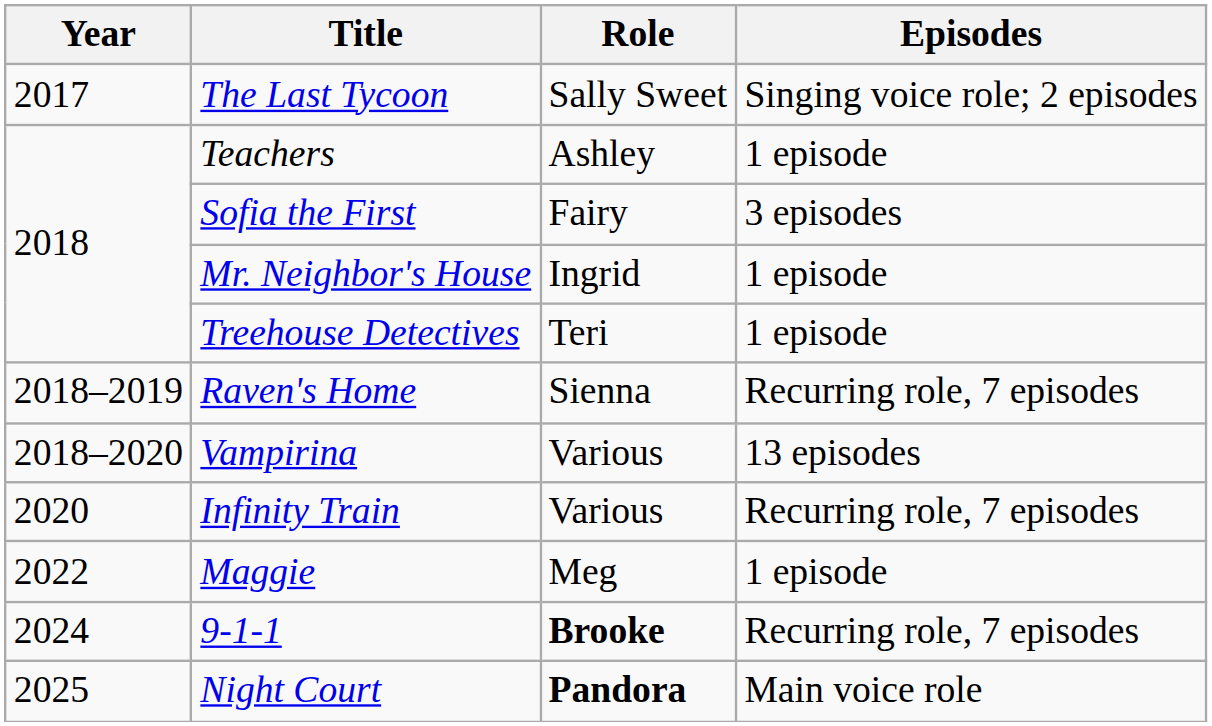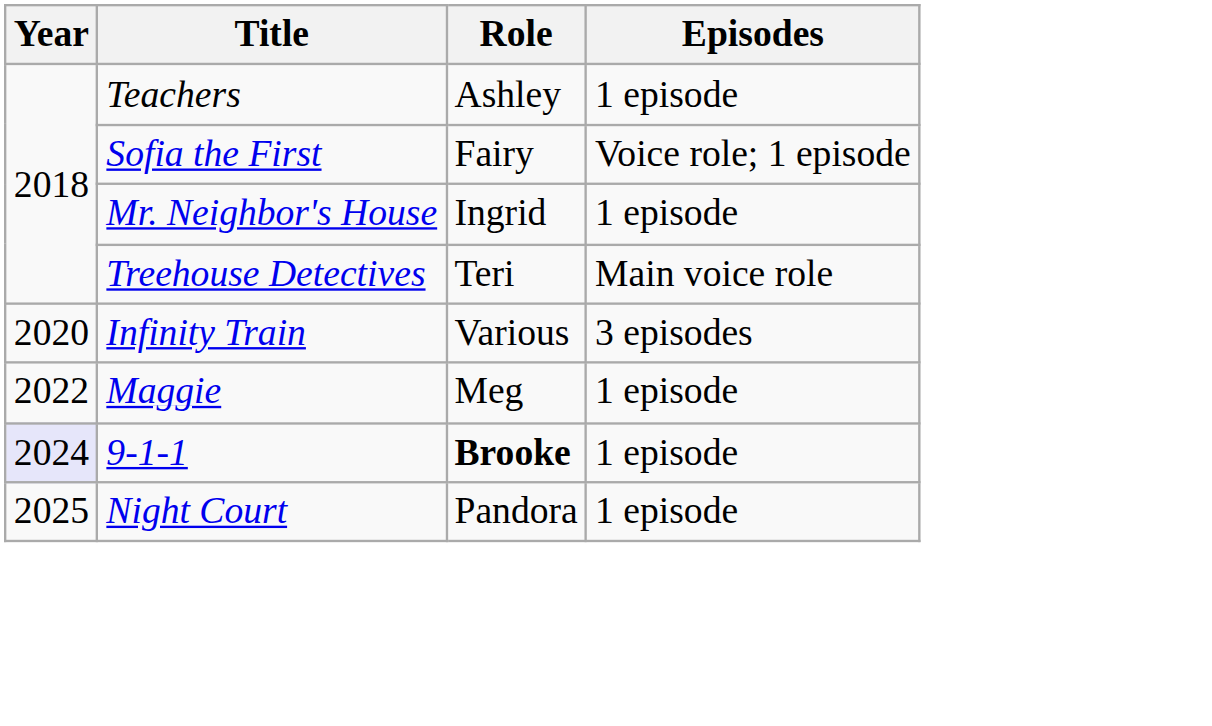- row: (324, 93)
(823, 213) 3 episodes -> (753, 153) Voice role; 1 episode
(816, 332) 1 episode -> (714, 272) Main voice role
- row: (308, 392)
- row: (279, 451)
(942, 511) Recurring role, 7 episodes -> (674, 332) 3 episodes
(51, 630) no background -> (51, 451) lavender background
(942, 630) Recurring role, 7 episodes -> (667, 451) 1 episode
(617, 690) bold -> (516, 511) normal
(863, 690) Main voice role -> (667, 511) 1 episode
